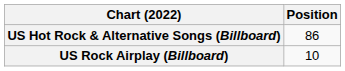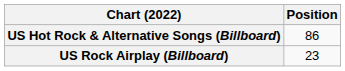(312, 55) 10 -> (312, 55) 23
